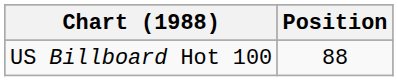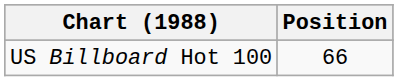(335, 58) 88 -> (335, 58) 66
